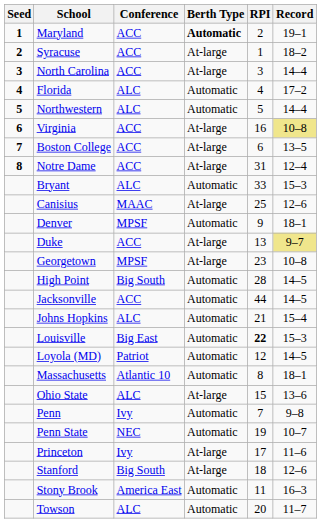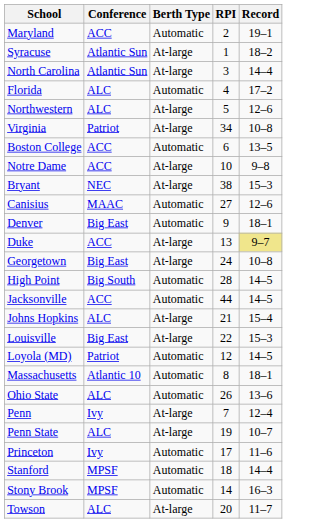- column: (19, 14)
(214, 33) bold -> (178, 33) normal
(129, 52) ACC -> (117, 52) Atlantic Sun
(129, 71) ACC -> (117, 71) Atlantic Sun
(212, 109) Automatic -> (173, 109) At-large
(295, 109) 14–4 -> (260, 109) 12–6
(129, 128) ACC -> (103, 128) Patriot
(260, 128) 16 -> (226, 128) 34
(295, 128) khaki background -> (260, 128) no background
(207, 147) At-large -> (178, 147) Automatic
(260, 166) 31 -> (226, 166) 10
(295, 166) 12–4 -> (260, 166) 9–8
(129, 185) ALC -> (99, 185) NEC
(212, 185) Automatic -> (173, 185) At-large
(260, 185) 33 -> (226, 185) 38
(207, 204) At-large -> (178, 204) Automatic
(260, 204) 25 -> (226, 204) 27
(132, 223) MPSF -> (108, 223) Big East
(132, 261) MPSF -> (108, 261) Big East
(260, 261) 23 -> (226, 261) 24
(212, 318) Automatic -> (173, 318) At-large
(212, 337) Automatic -> (173, 337) At-large
(260, 337) bold -> (226, 337) normal
(207, 394) At-large -> (178, 394) Automatic
(260, 394) 15 -> (226, 394) 26
(212, 413) Automatic -> (173, 413) At-large
(295, 413) 9–8 -> (260, 413) 12–4
(129, 432) NEC -> (99, 432) ALC
(212, 432) Automatic -> (173, 432) At-large
(207, 451) At-large -> (178, 451) Automatic
(141, 470) Big South -> (102, 470) MPSF
(207, 470) At-large -> (178, 470) Automatic
(295, 470) 12–6 -> (260, 470) 14–4
(149, 489) America East -> (102, 489) MPSF
(260, 489) 11 -> (226, 489) 14
(212, 508) Automatic -> (173, 508) At-large
